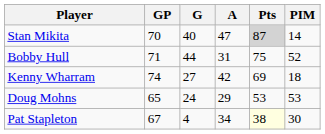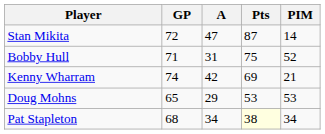- column: (197, 14)
(154, 35) 70 -> (172, 35) 72
(259, 35) lightgrey background -> (251, 35) no background
(294, 77) 18 -> (290, 77) 21
(154, 118) 67 -> (172, 118) 68
(294, 118) 30 -> (290, 118) 34
